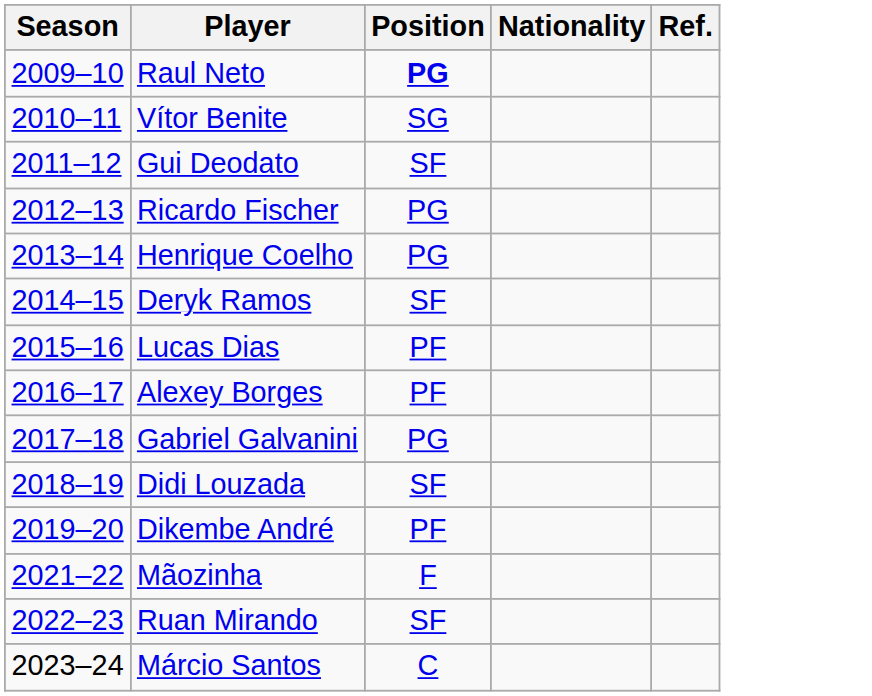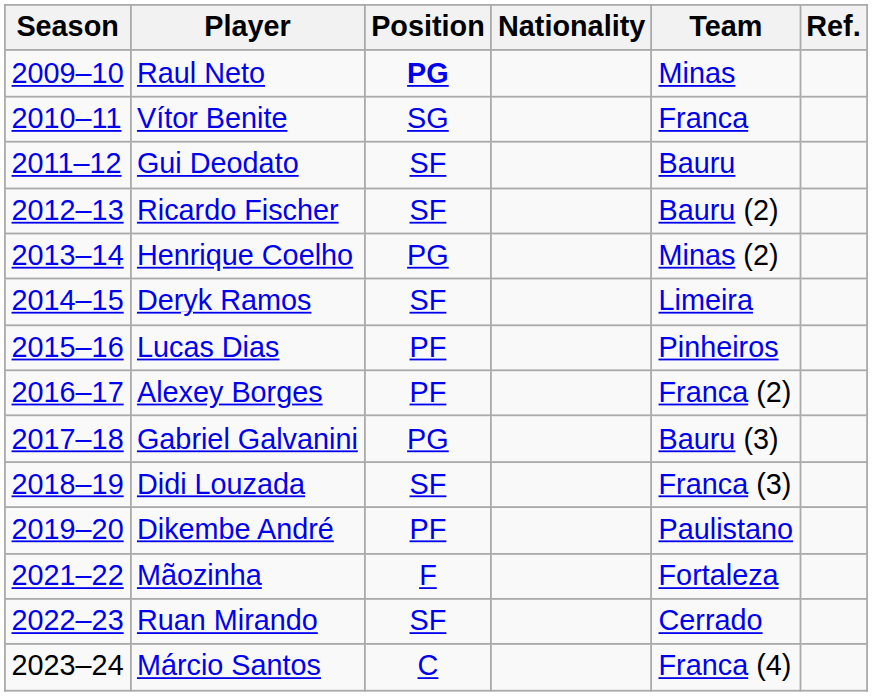+ column: (726, 27)
(428, 210) PG -> (428, 210) SF
